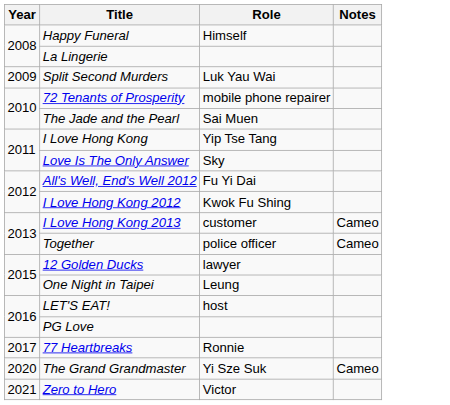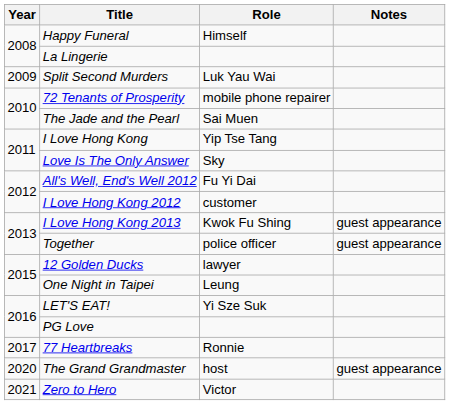(247, 202) Kwok Fu Shing -> (230, 202) customer
(230, 222) customer -> (247, 222) Kwok Fu Shing
(358, 222) Cameo -> (389, 222) guest appearance
(358, 243) Cameo -> (389, 243) guest appearance
(215, 306) host -> (235, 306) Yi Sze Suk
(235, 368) Yi Sze Suk -> (215, 368) host
(358, 368) Cameo -> (389, 368) guest appearance
